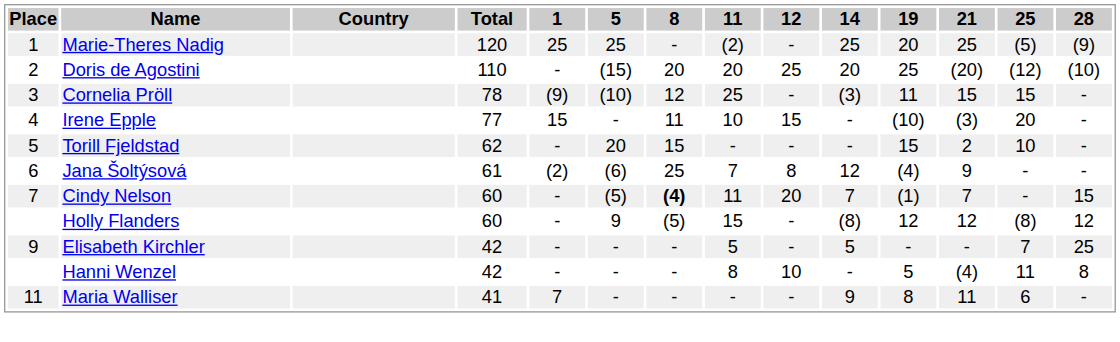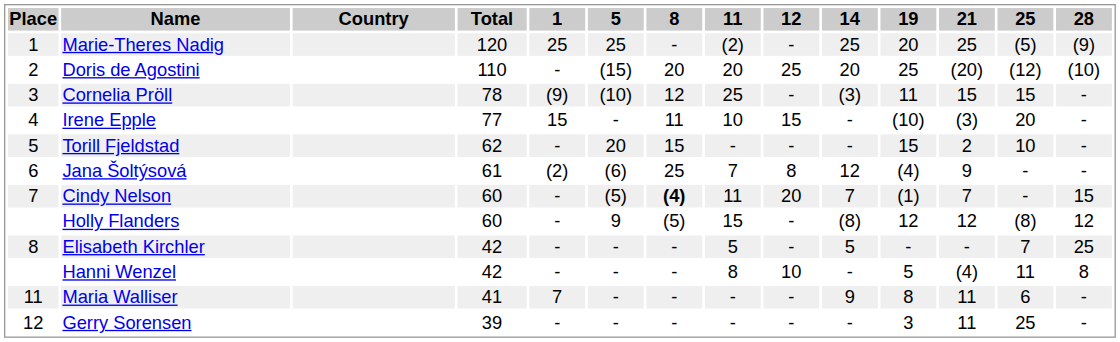(33, 247) 9 -> (33, 247) 8
+ row: (127, 323)
